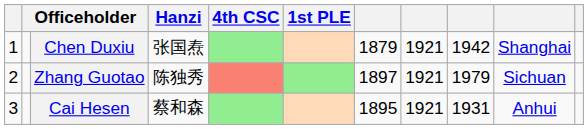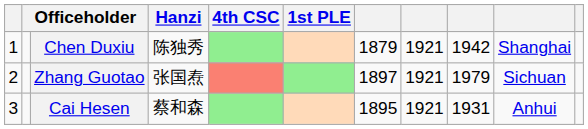(178, 46) 张国焘 -> (178, 46) 陈独秀
(178, 77) 陈独秀 -> (178, 77) 张国焘
